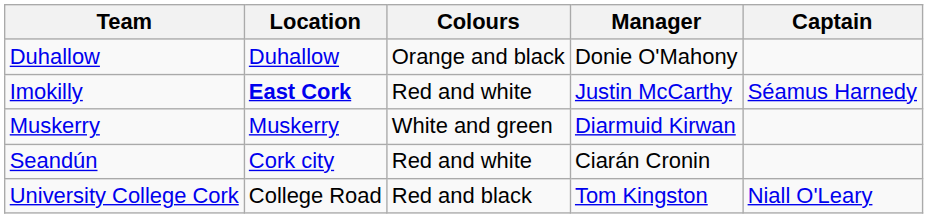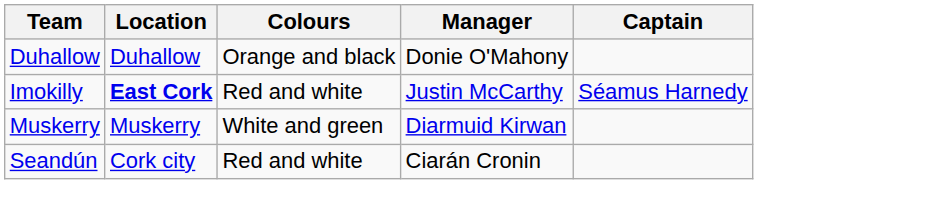- row: (124, 195)
